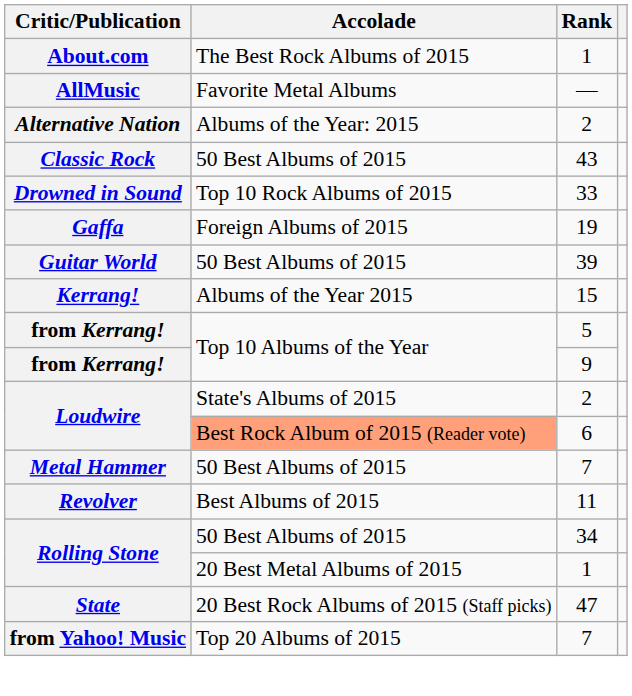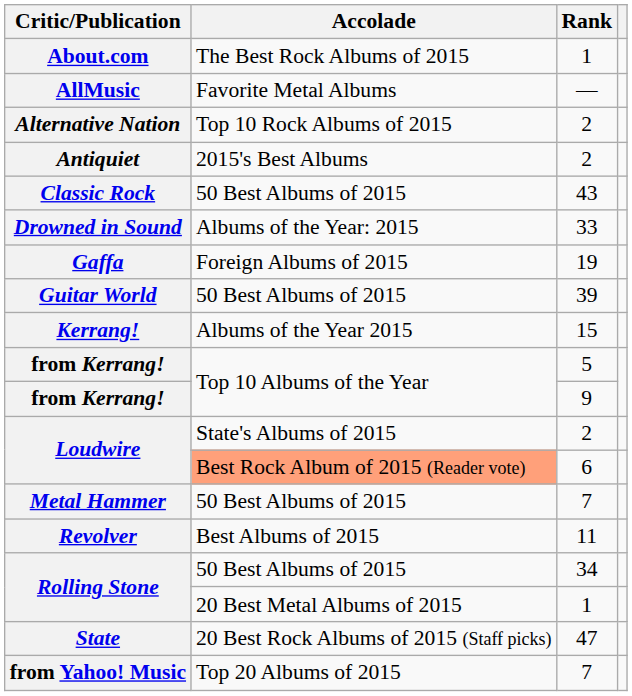(307, 124) Albums of the Year: 2015 -> (324, 124) Top 10 Rock Albums of 2015
+ row: (98, 158)
(324, 192) Top 10 Rock Albums of 2015 -> (307, 227) Albums of the Year: 2015
